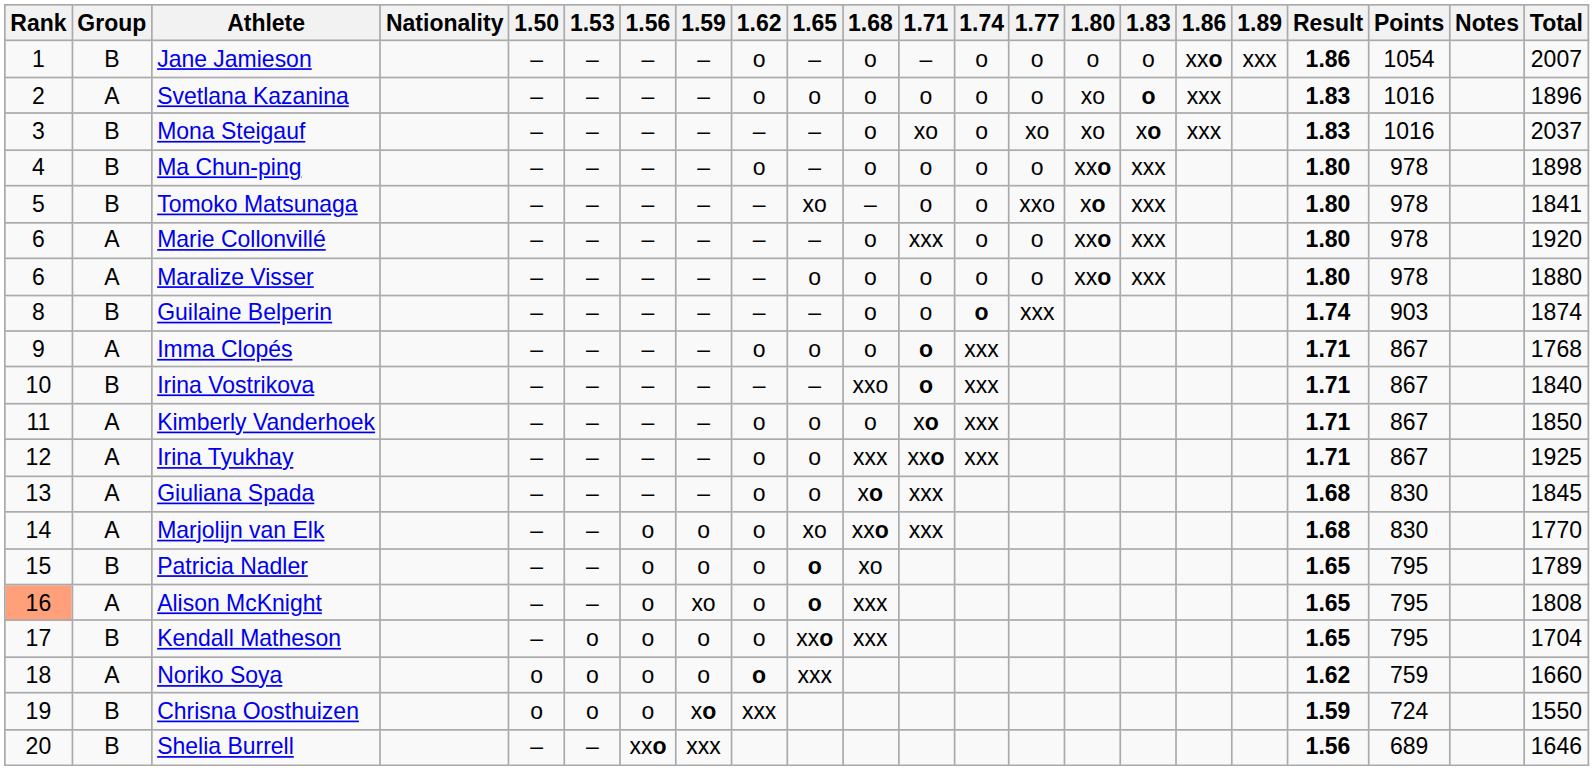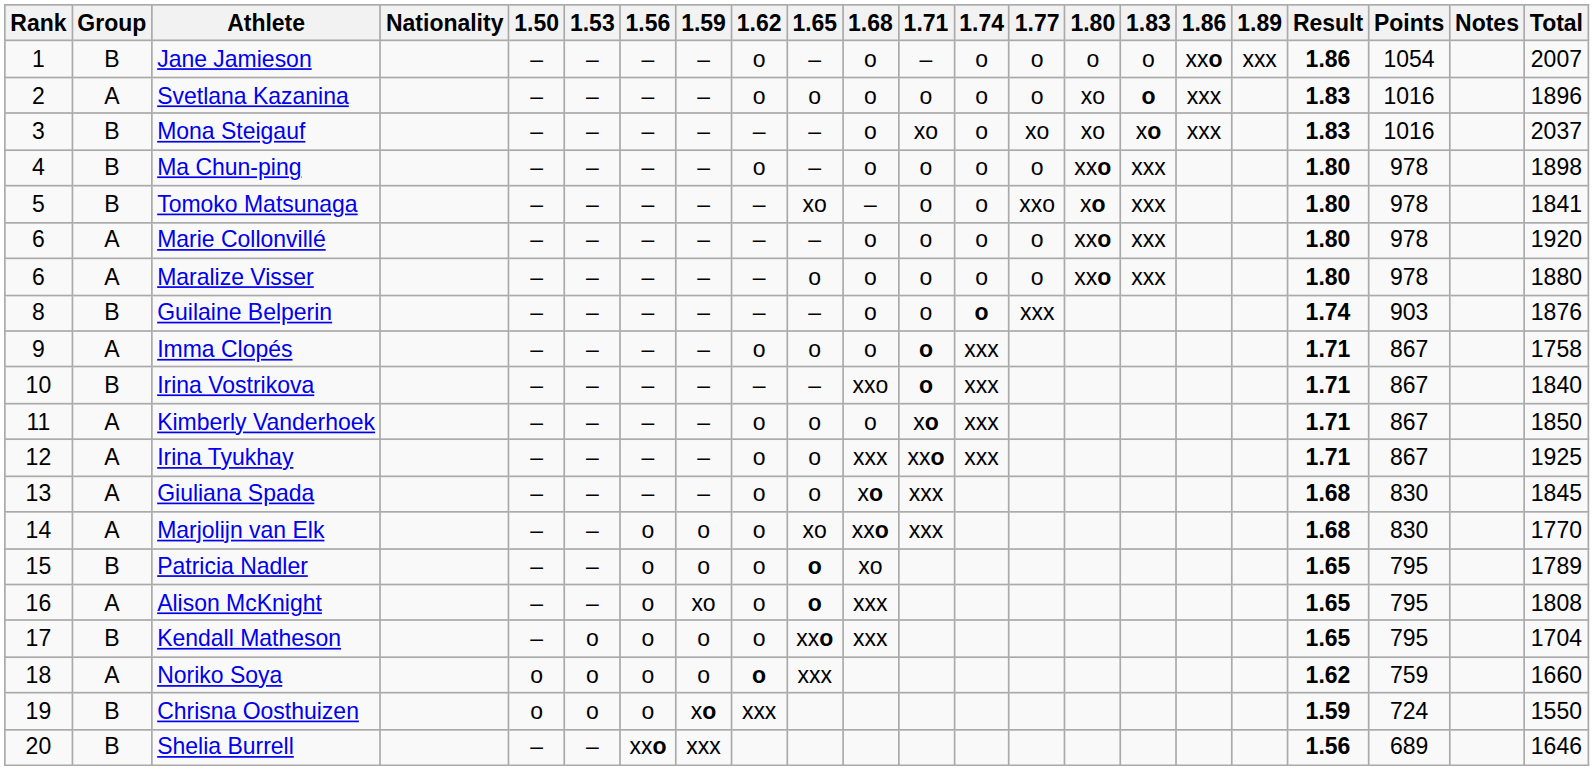(926, 240) xxx -> (926, 240) o
(1556, 312) 1874 -> (1556, 312) 1876
(1556, 349) 1768 -> (1556, 349) 1758
(38, 602) lightsalmon background -> (38, 602) no background
